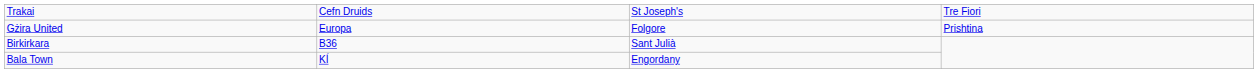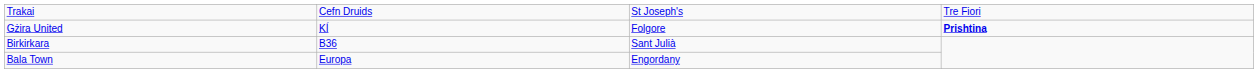(335, 28) Europa -> (324, 28) KÍ
(963, 28) normal -> (965, 28) bold
(324, 60) KÍ -> (335, 60) Europa
